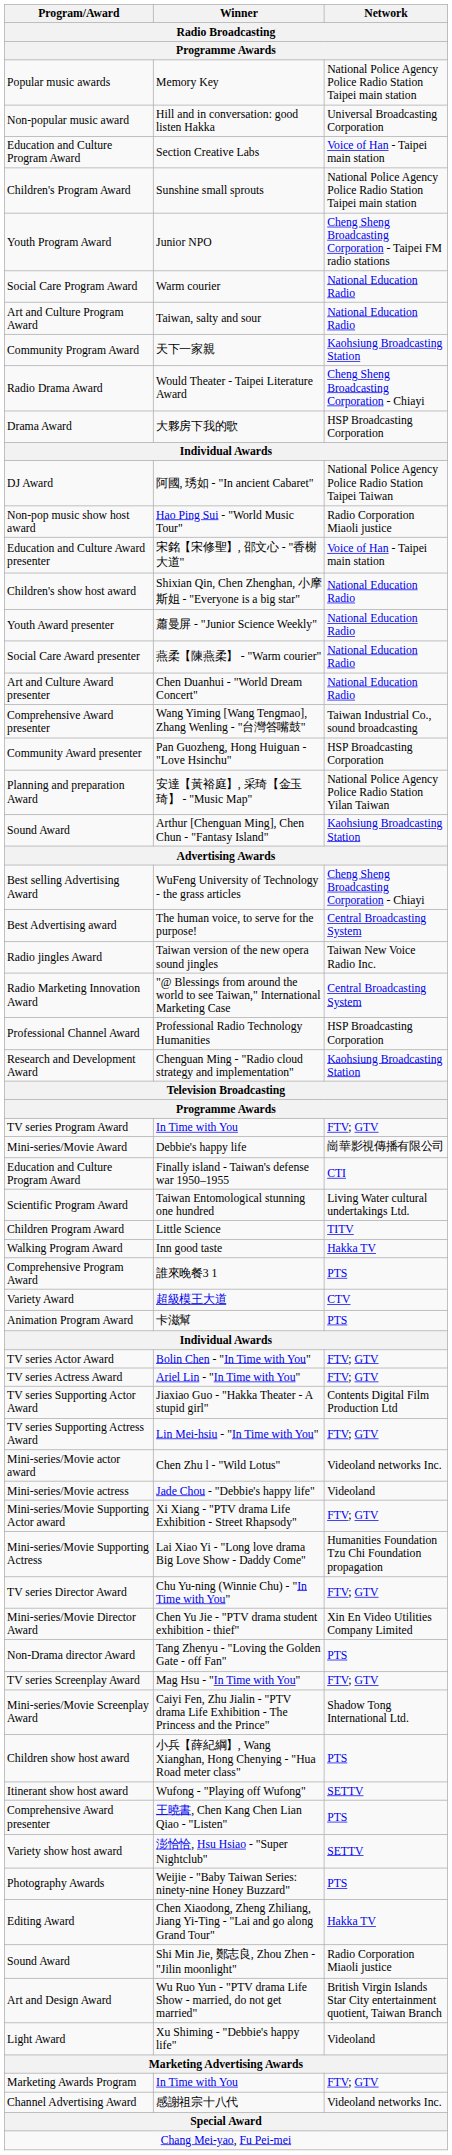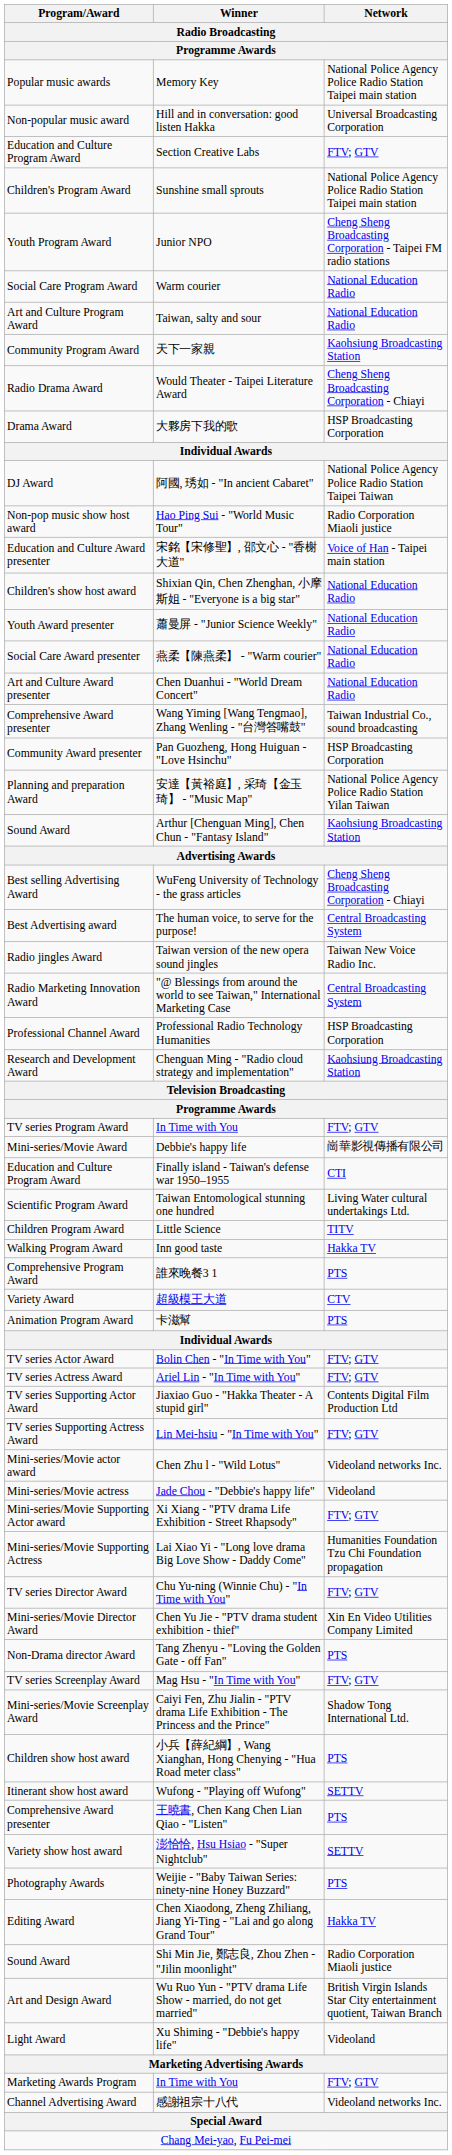(377, 152) Voice of Han - Taipei main station -> (353, 152) FTV; GTV
